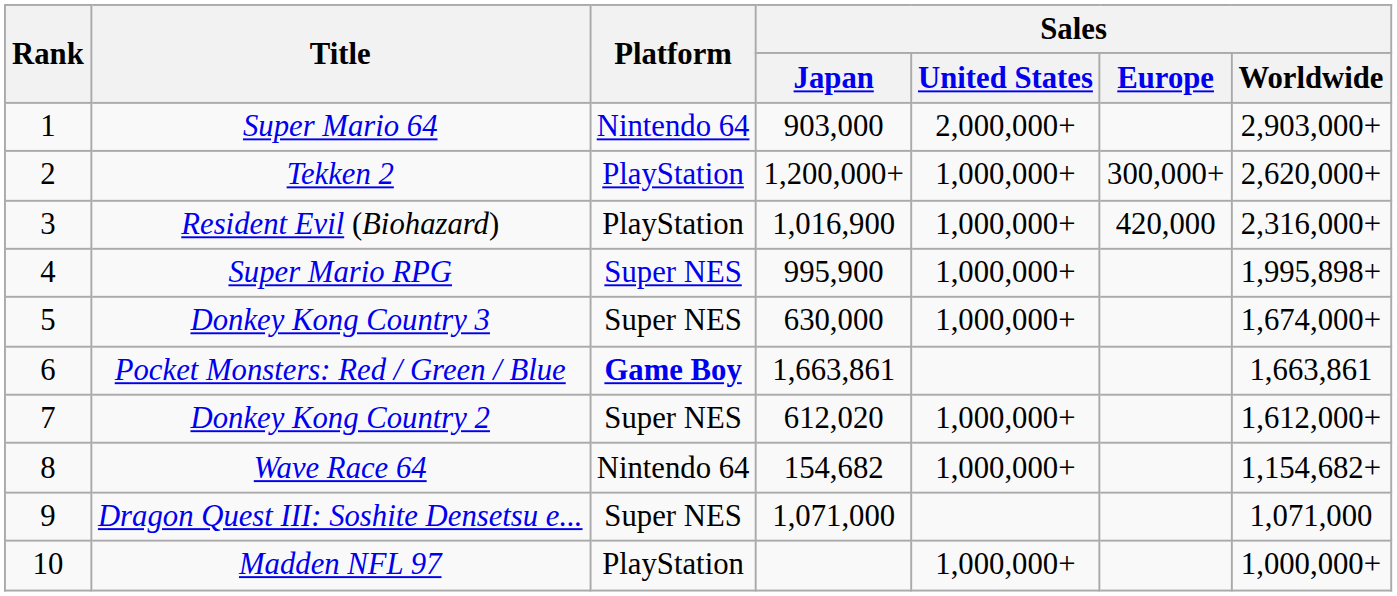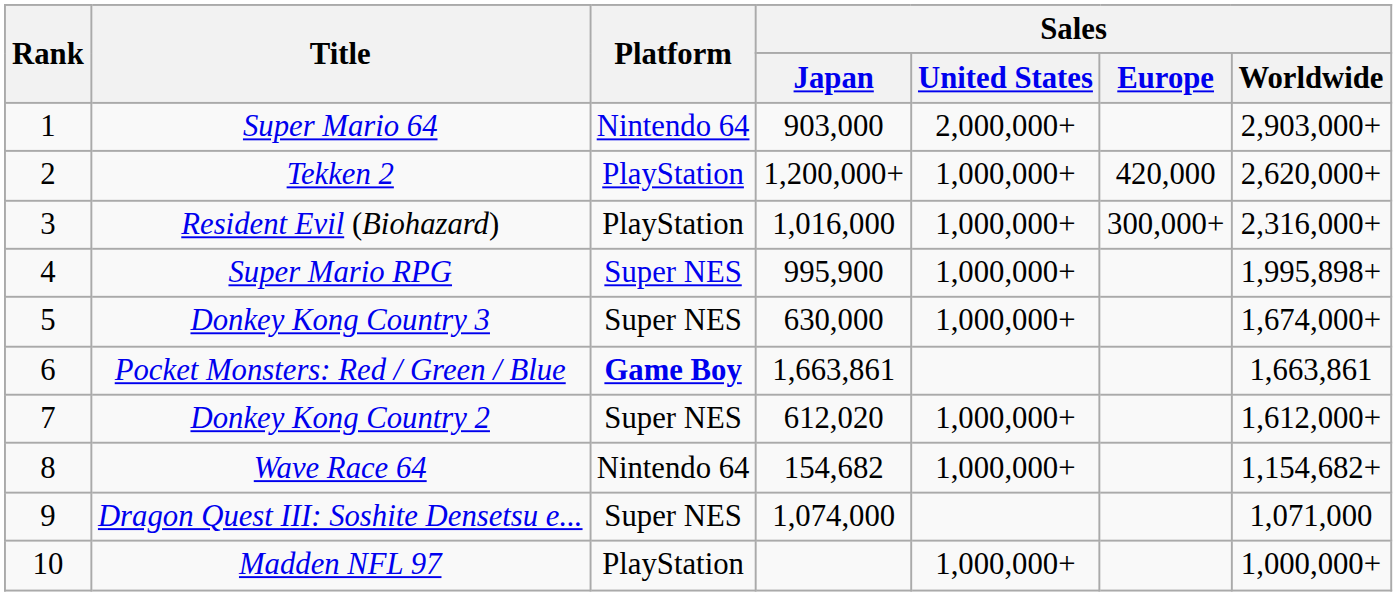(1166, 175) 300,000+ -> (1166, 175) 420,000
(834, 223) 1,016,900 -> (834, 223) 1,016,000
(1166, 223) 420,000 -> (1166, 223) 300,000+
(834, 516) 1,071,000 -> (834, 516) 1,074,000
